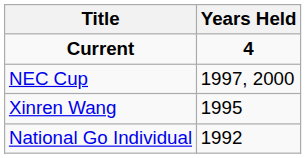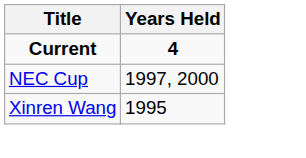- row: (100, 138)
